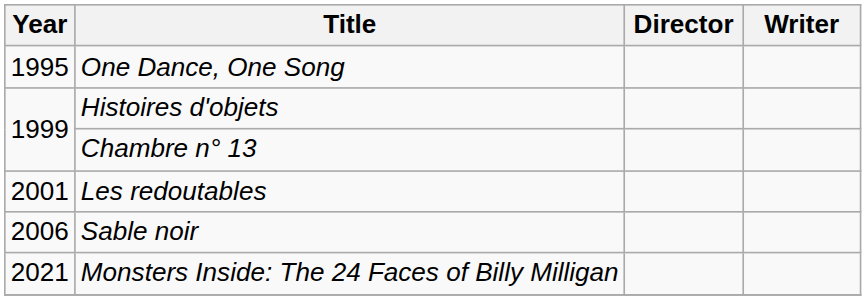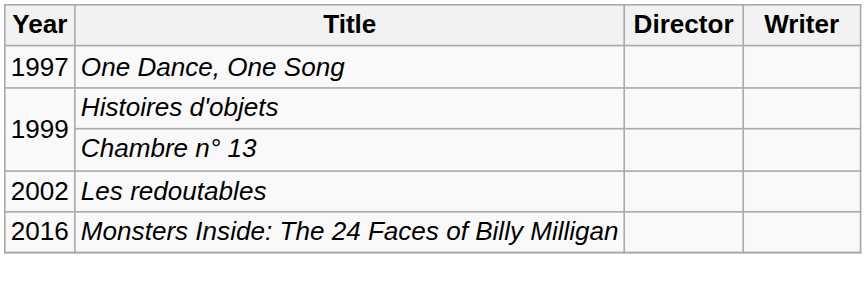(40, 66) 1995 -> (40, 66) 1997
(40, 190) 2001 -> (40, 190) 2002
- row: (140, 231)
(40, 273) 2021 -> (40, 231) 2016
